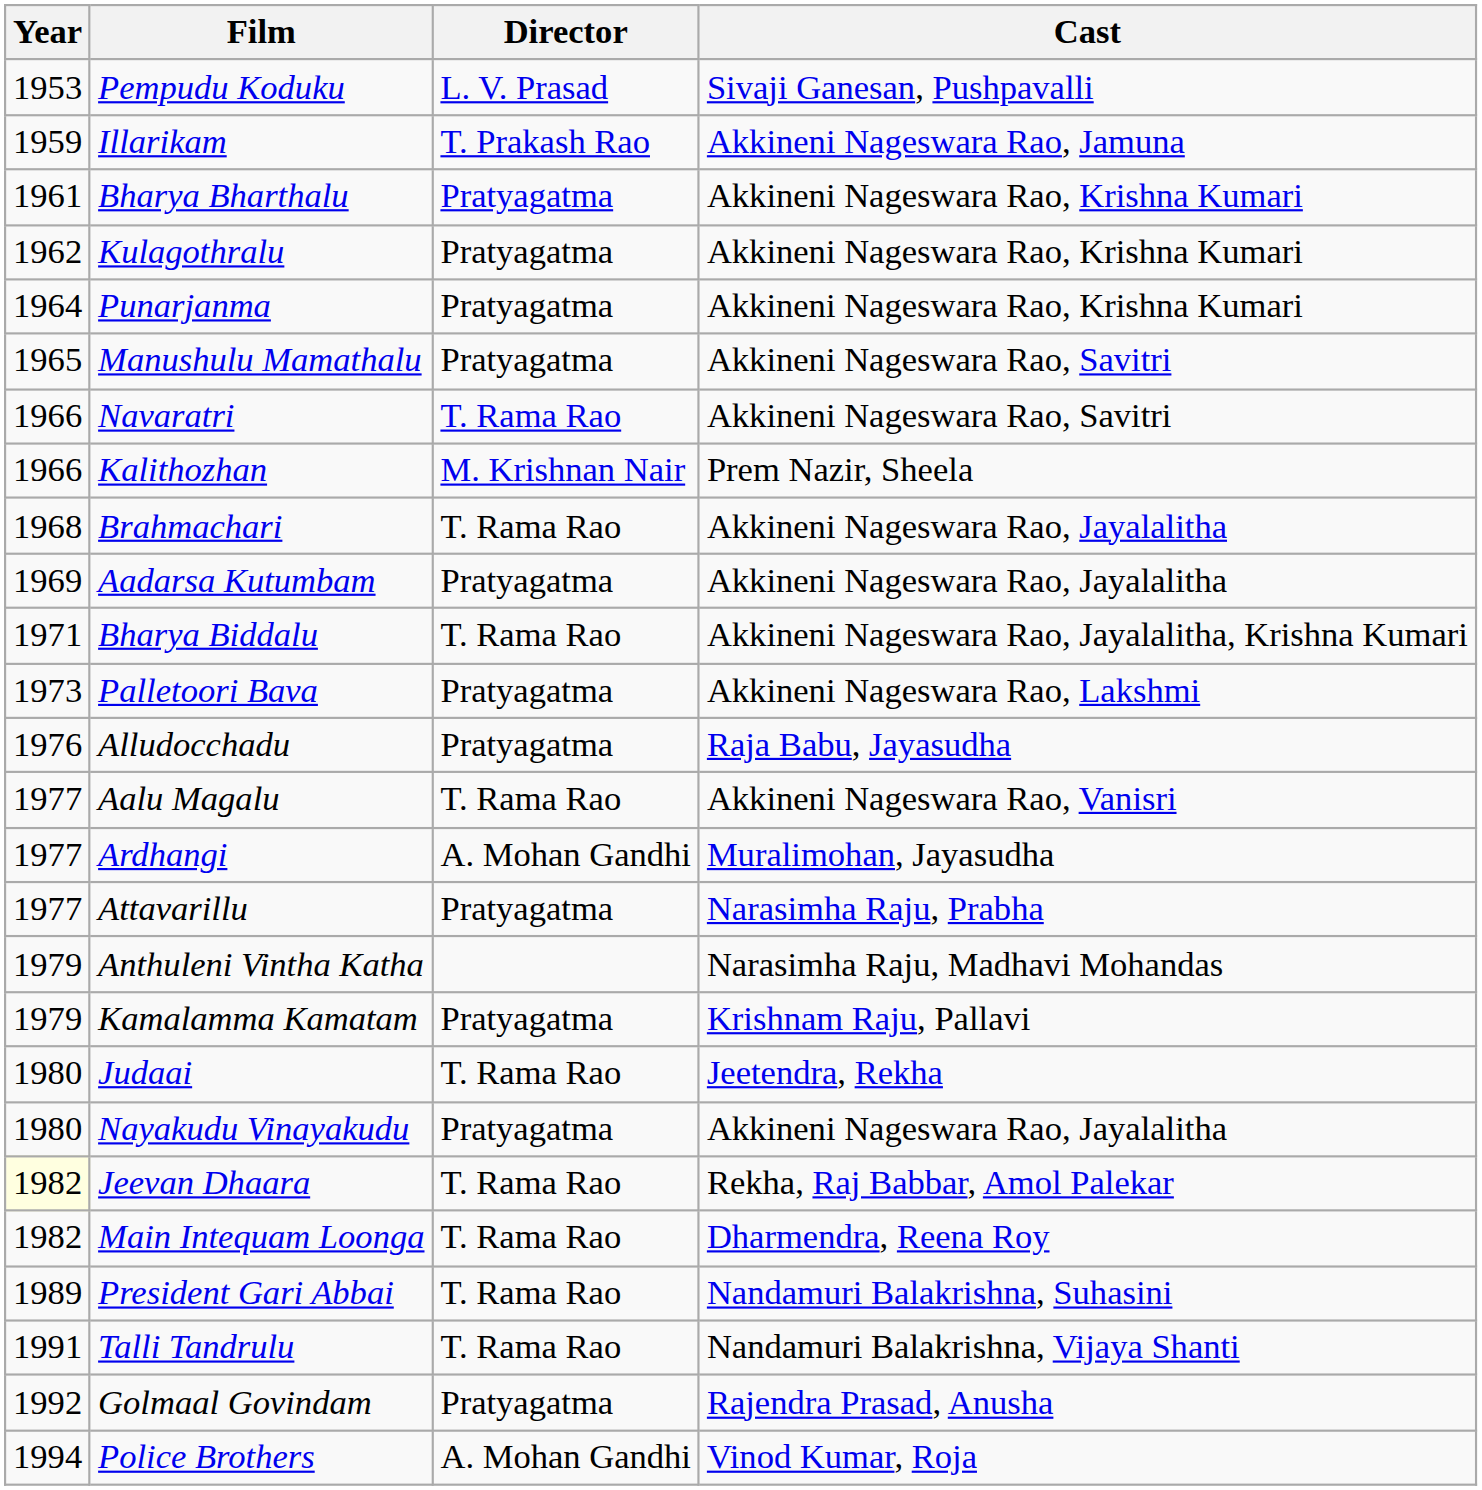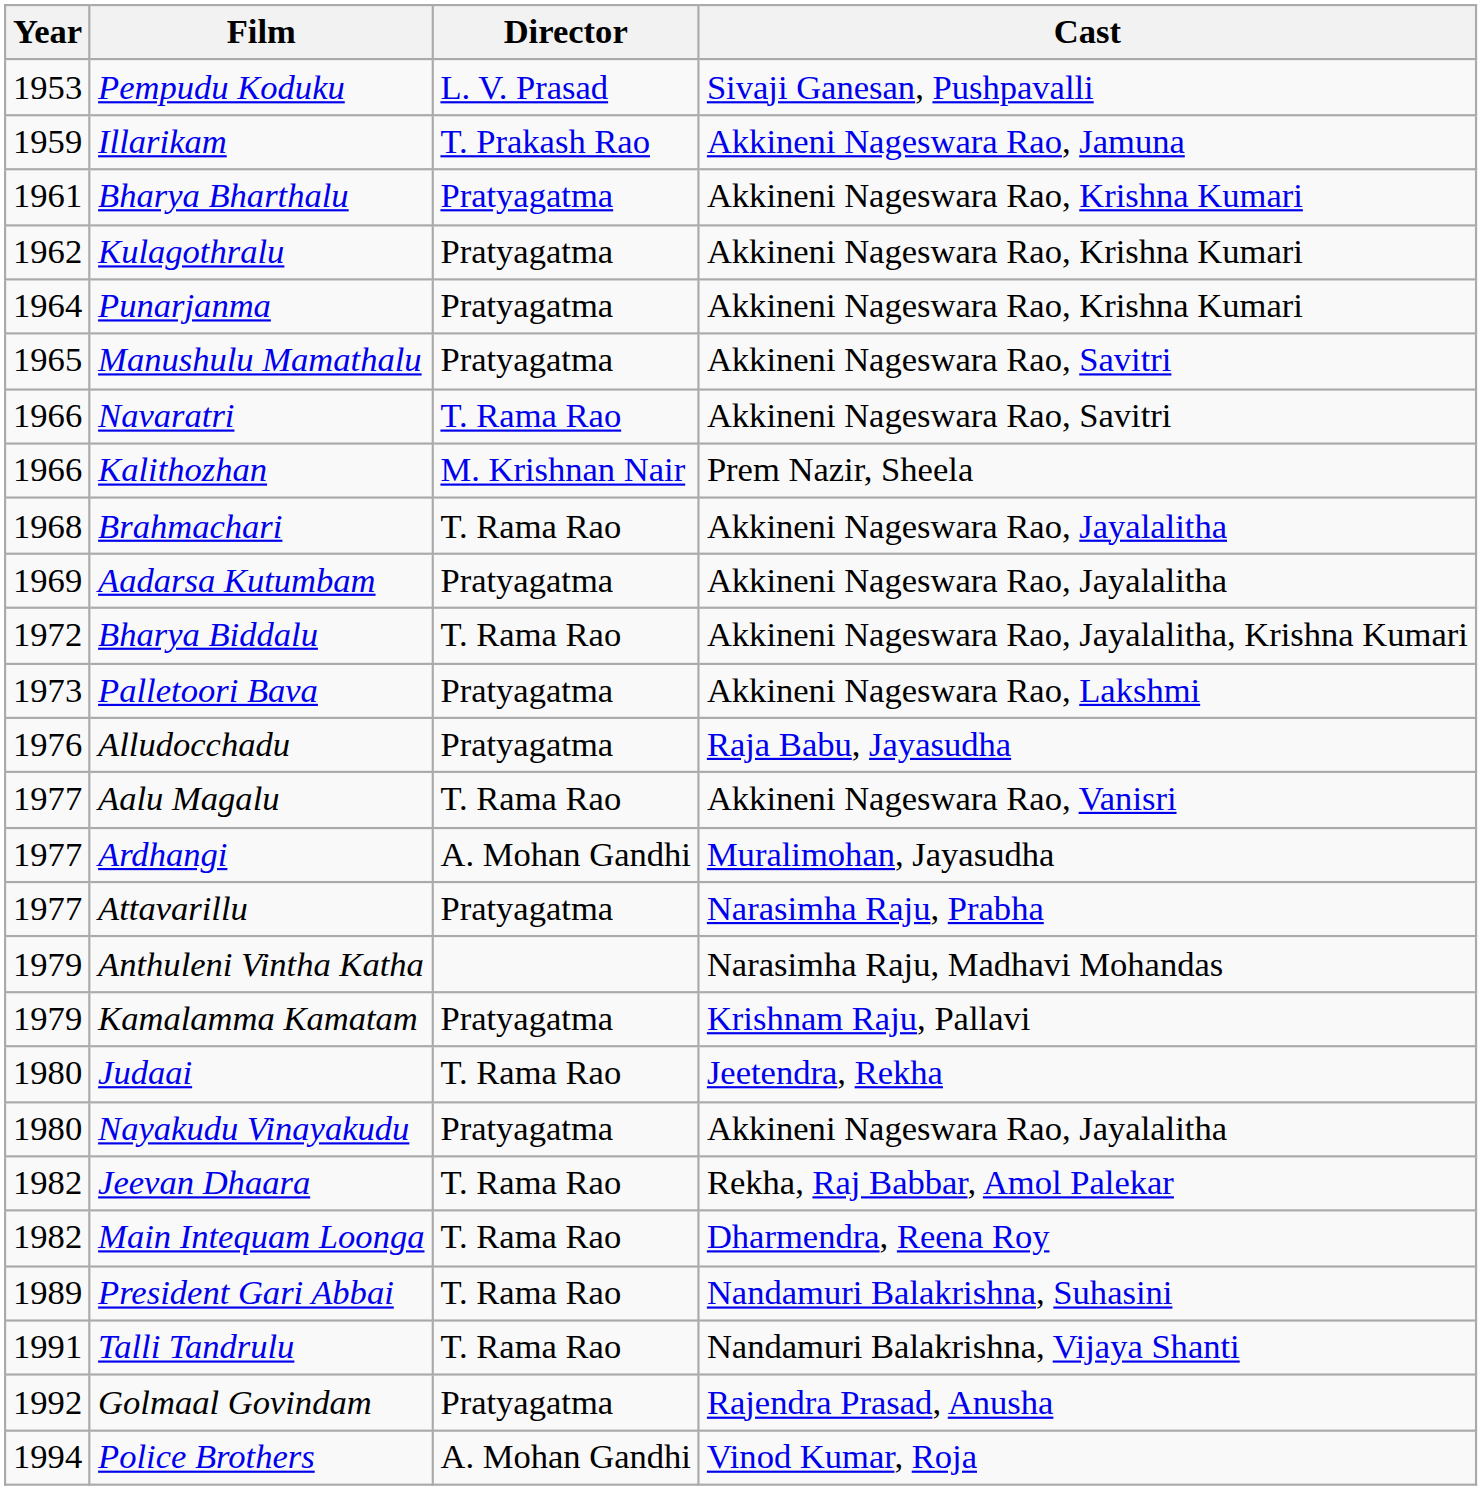(48, 634) 1971 -> (48, 634) 1972
(48, 1182) lightyellow background -> (48, 1182) no background
